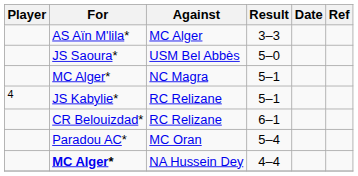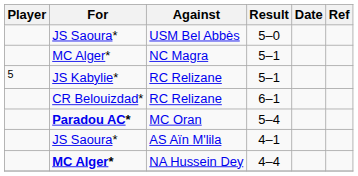- row: (176, 35)
(10, 95) 4 -> (10, 75) 5
(90, 140) normal -> (91, 120) bold
+ row: (185, 140)
